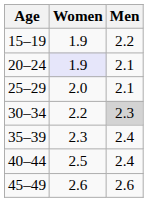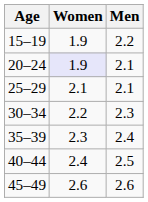(78, 88) 2.0 -> (78, 88) 2.1
(125, 112) lightgrey background -> (125, 112) no background
(78, 161) 2.5 -> (78, 161) 2.4
(125, 161) 2.4 -> (125, 161) 2.5
